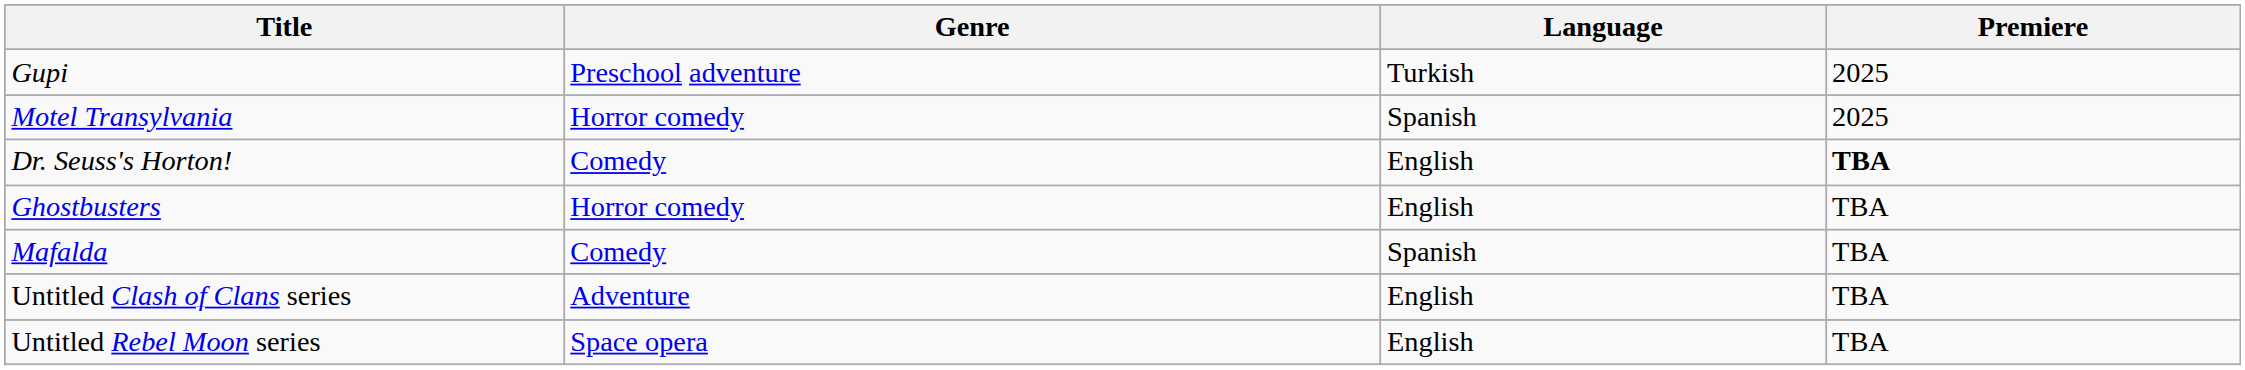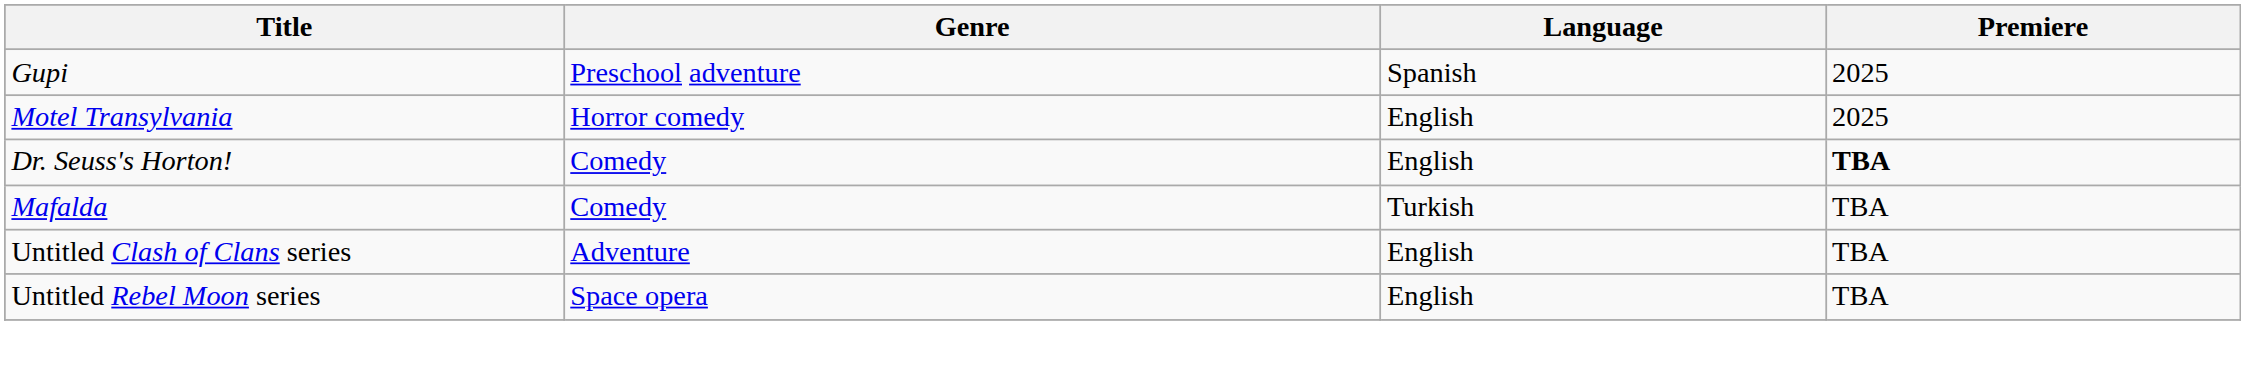(1431, 71) Turkish -> (1432, 71) Spanish
(1432, 116) Spanish -> (1430, 116) English
- row: (86, 206)
(1432, 251) Spanish -> (1431, 206) Turkish
